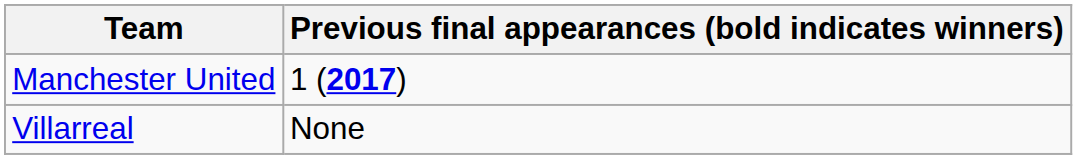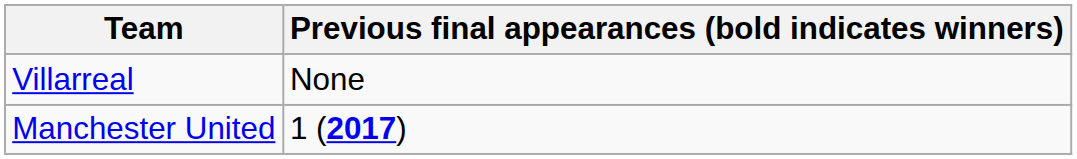rows swapped: (73, 128) <-> (144, 79)
